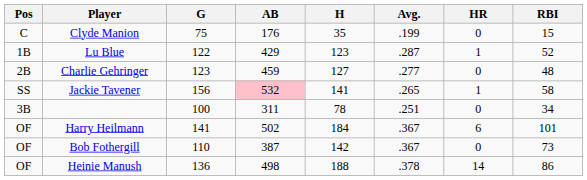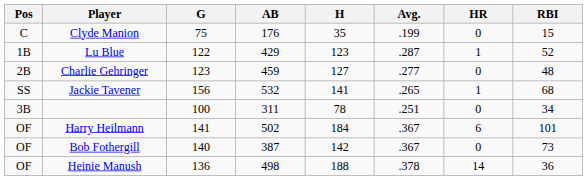(270, 90) pink background -> (270, 90) no background
(548, 90) 58 -> (548, 90) 68
(201, 147) 110 -> (201, 147) 140
(548, 166) 86 -> (548, 166) 36
